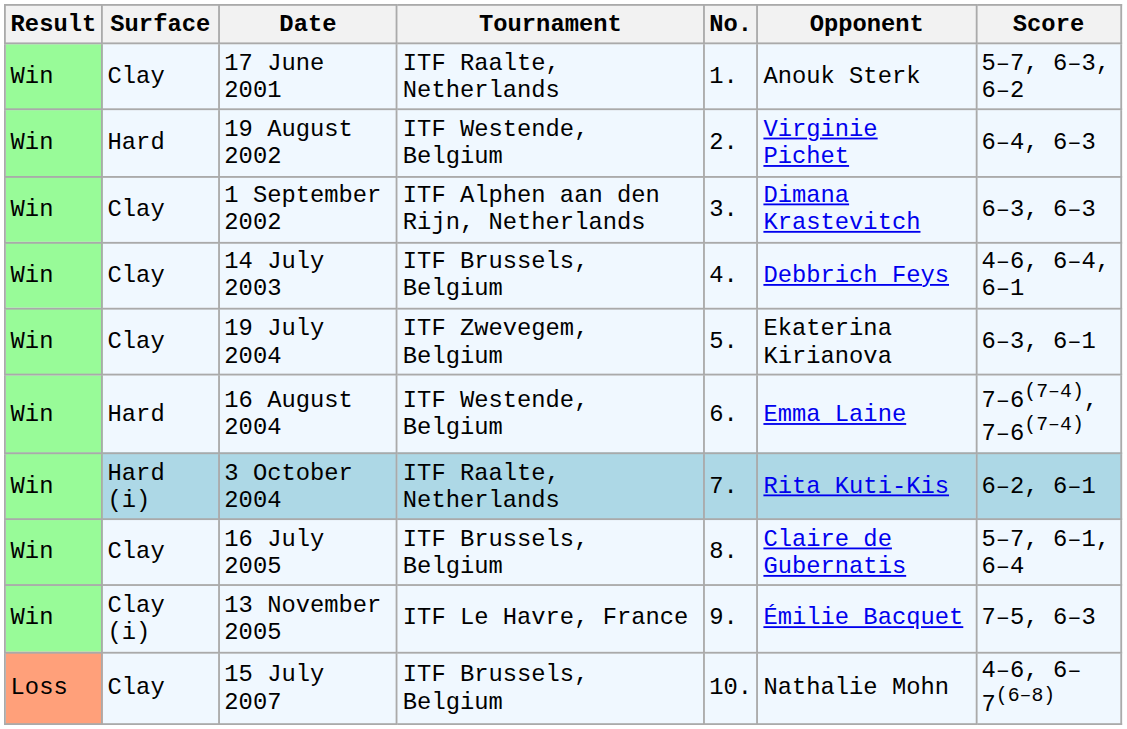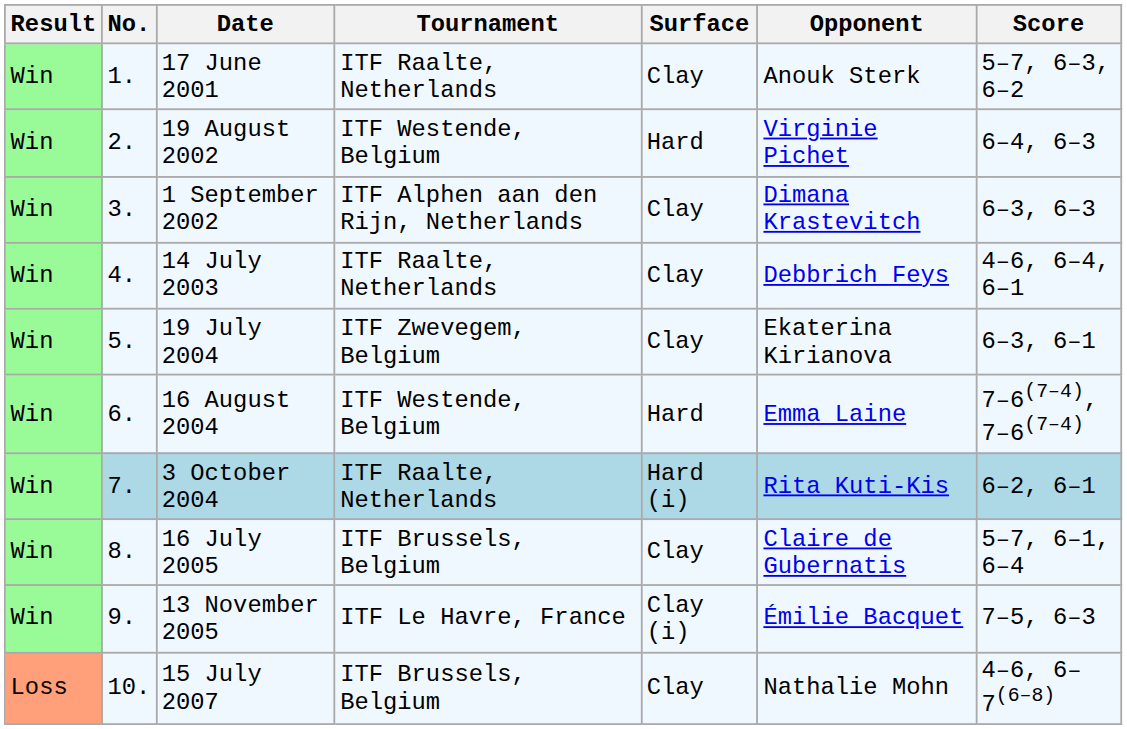columns swapped: (731, 24) <-> (160, 24)
(496, 275) ITF Brussels, Belgium -> (419, 275) ITF Raalte, Netherlands
